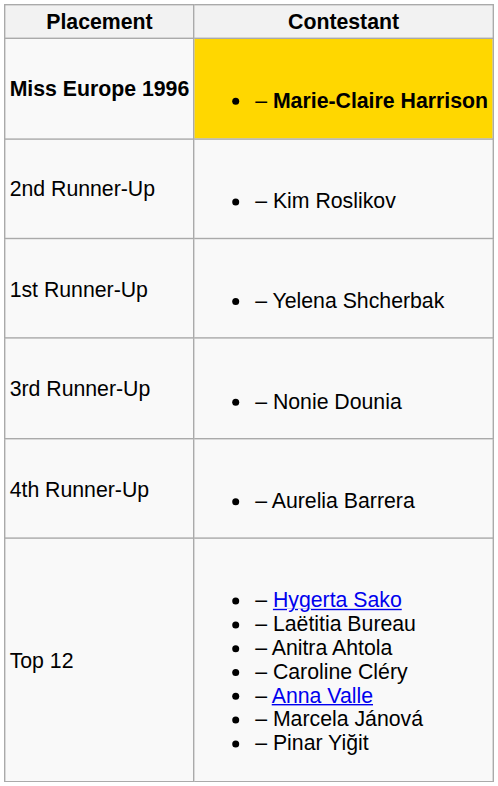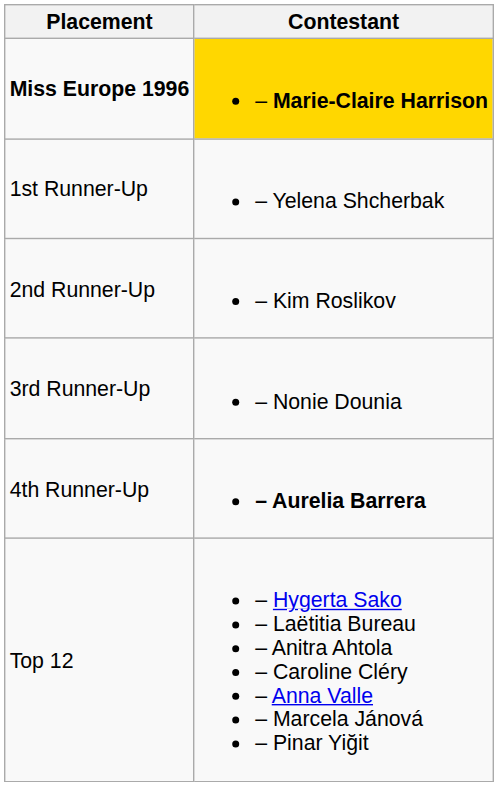rows swapped: (79, 289) <-> (82, 189)
(344, 501) normal -> (344, 501) bold
